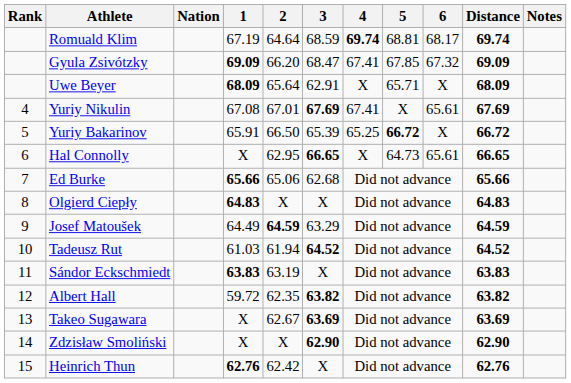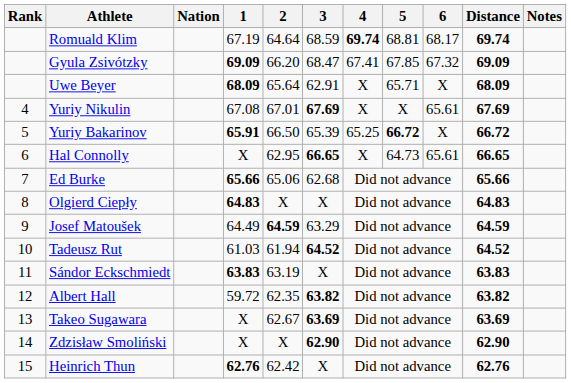(363, 109) 67.41 -> (363, 109) X
(243, 132) normal -> (243, 132) bold
